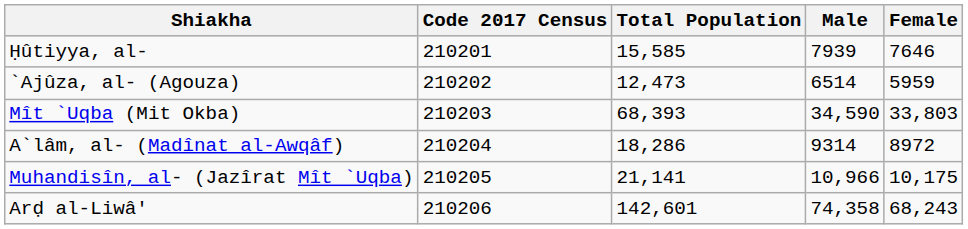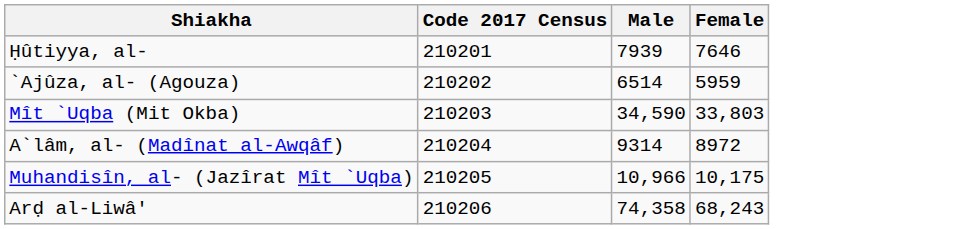- column: (709, 20)
